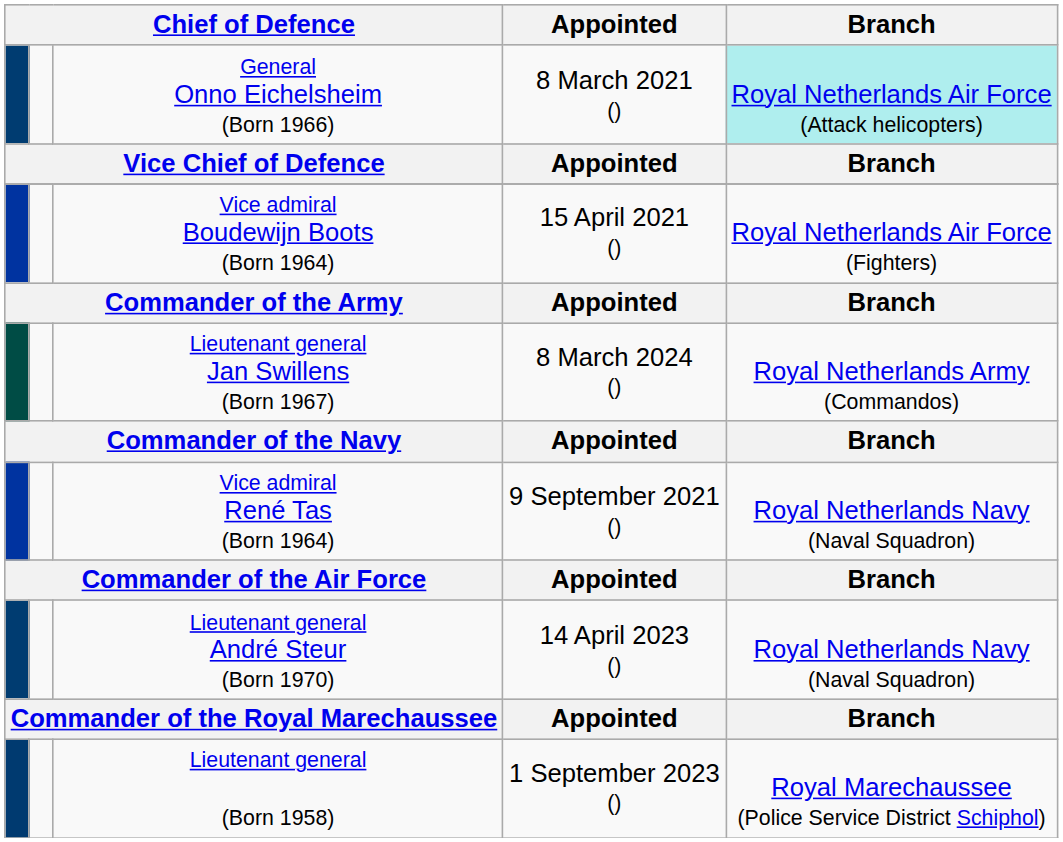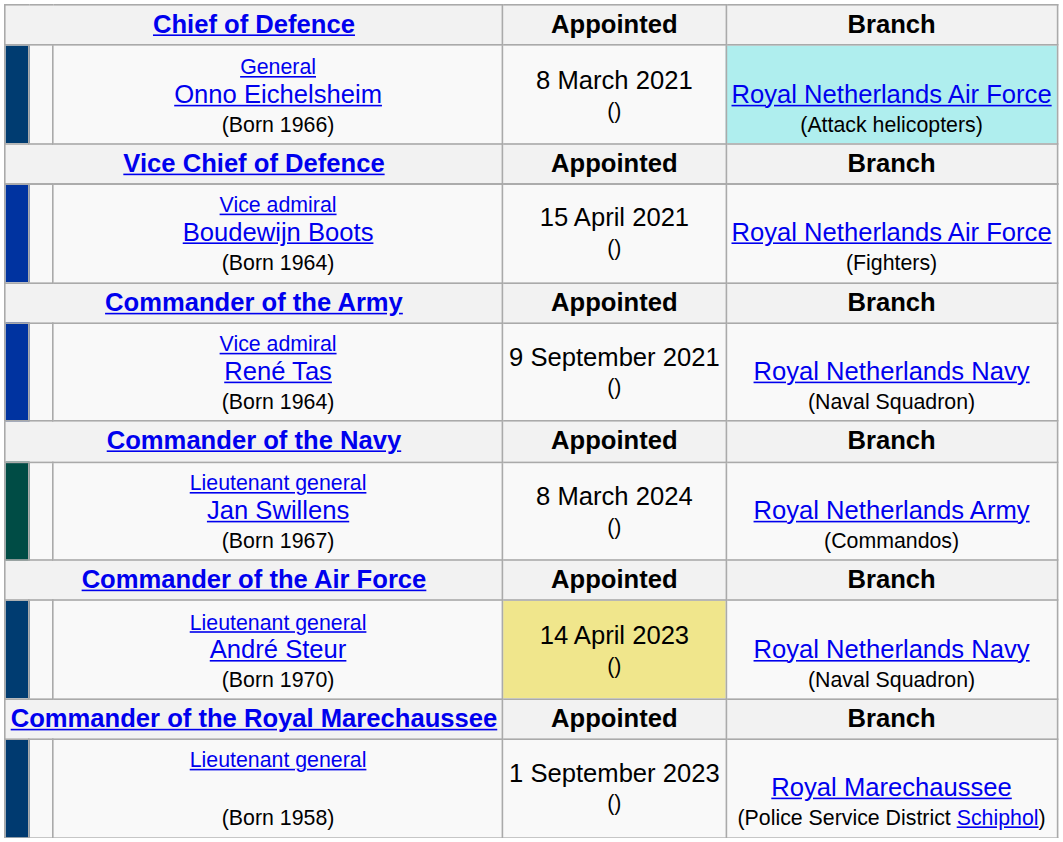rows swapped: (278, 373) <-> (278, 512)
(614, 649) no background -> (614, 649) khaki background
